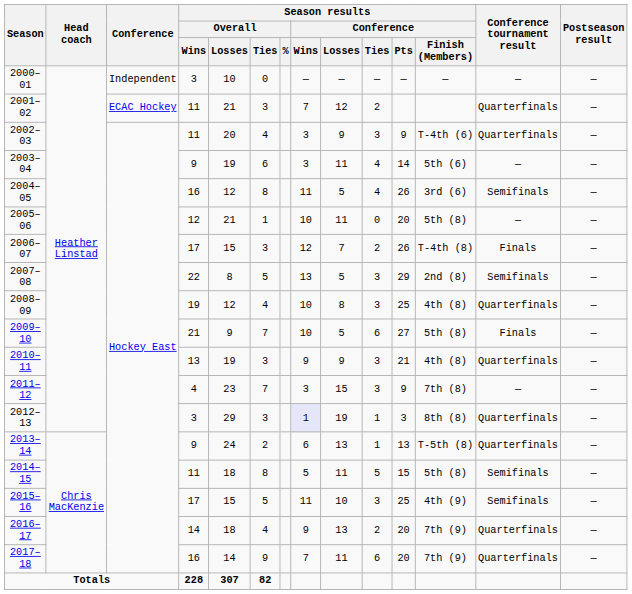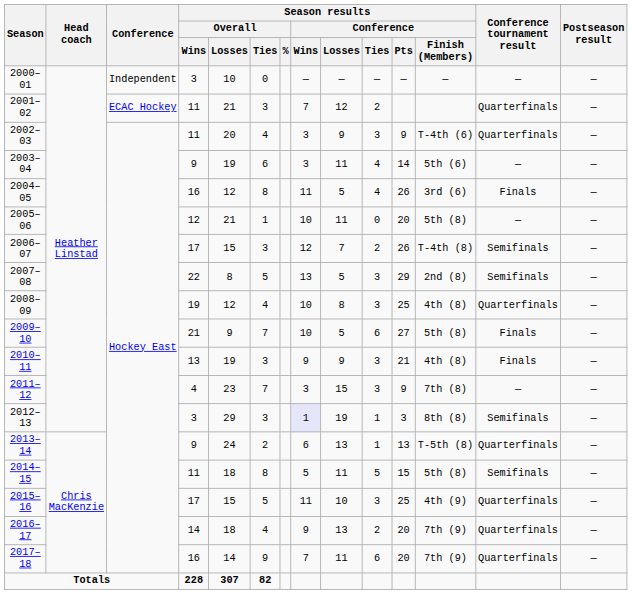(518, 193) Semifinals -> (518, 193) Finals
(518, 249) Finals -> (518, 249) Semifinals
(518, 362) Quarterfinals -> (518, 362) Finals
(518, 418) Quarterfinals -> (518, 418) Semifinals
(518, 503) Semifinals -> (518, 503) Quarterfinals
